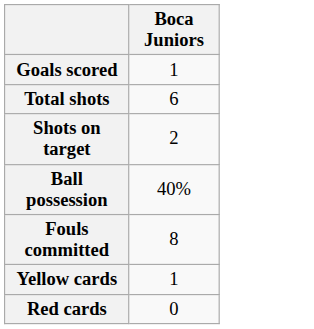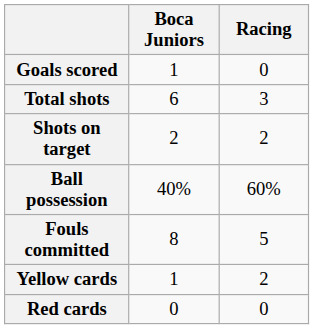+ column: (264, 29)
